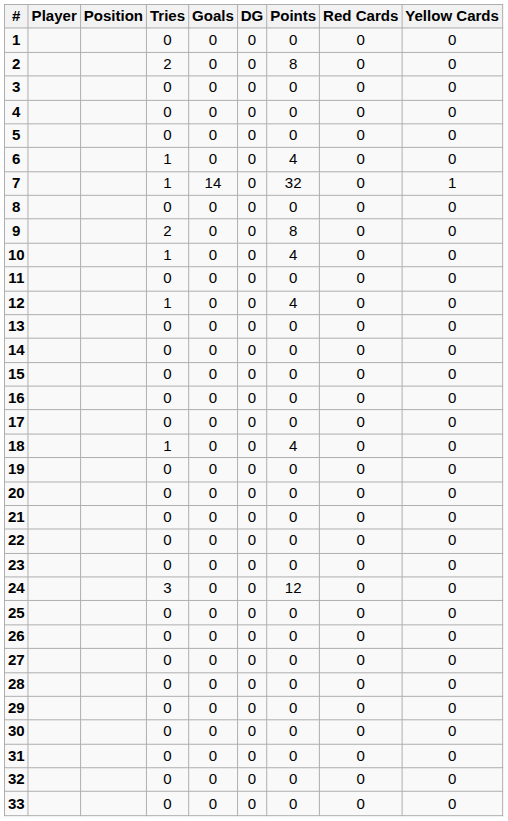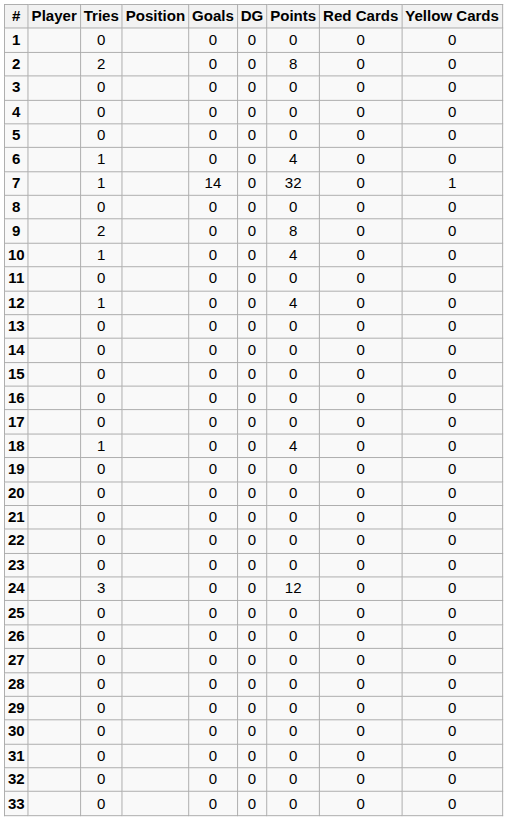columns swapped: (113, 16) <-> (168, 16)
